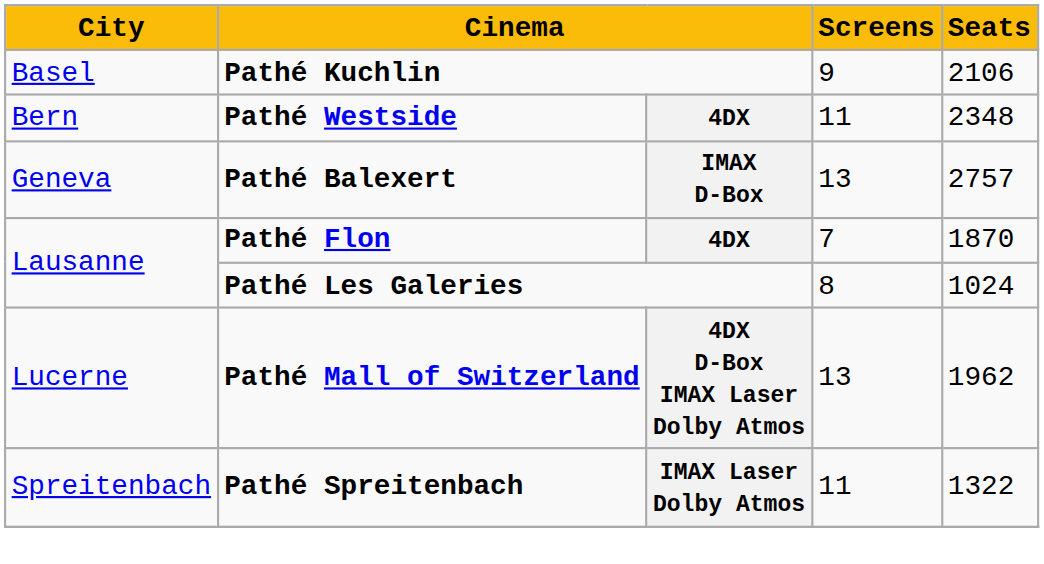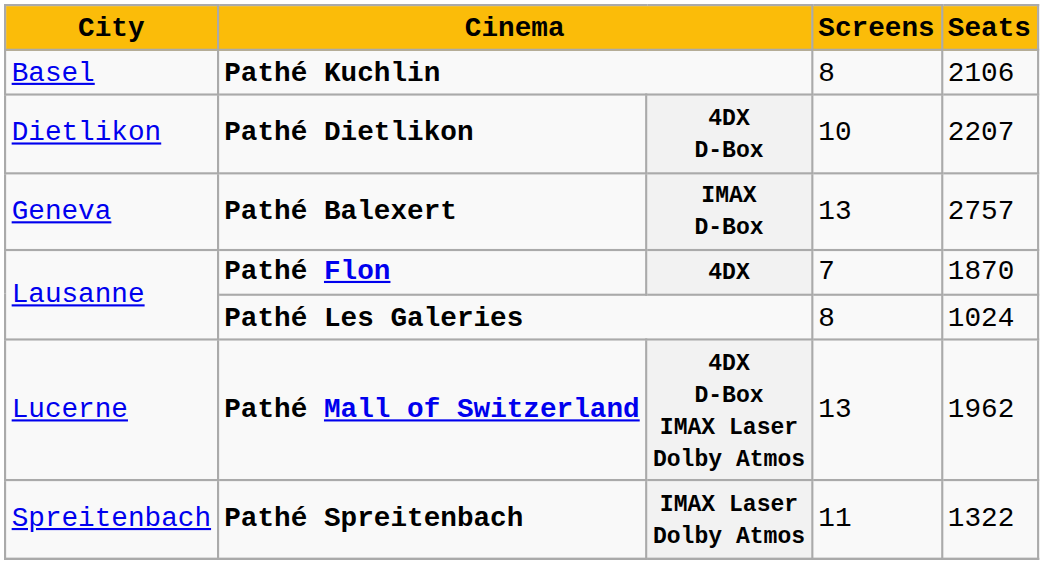(876, 73) 9 -> (876, 73) 8
- row: (341, 118)
+ row: (349, 134)
